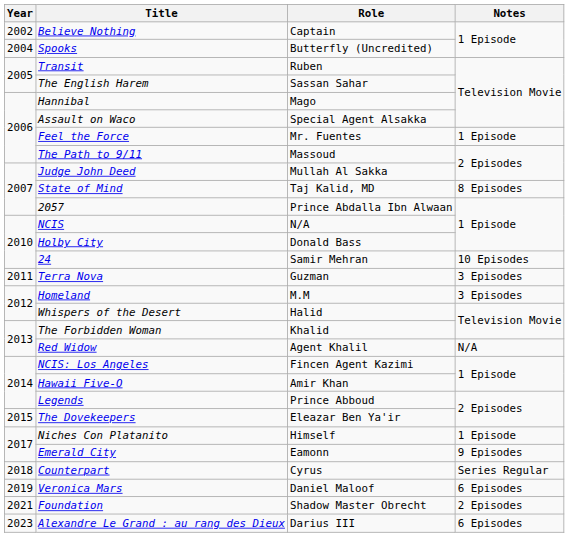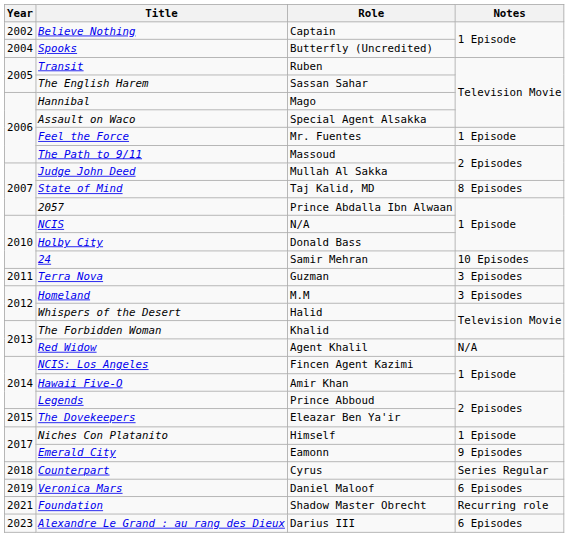(490, 506) 2 Episodes -> (503, 506) Recurring role
